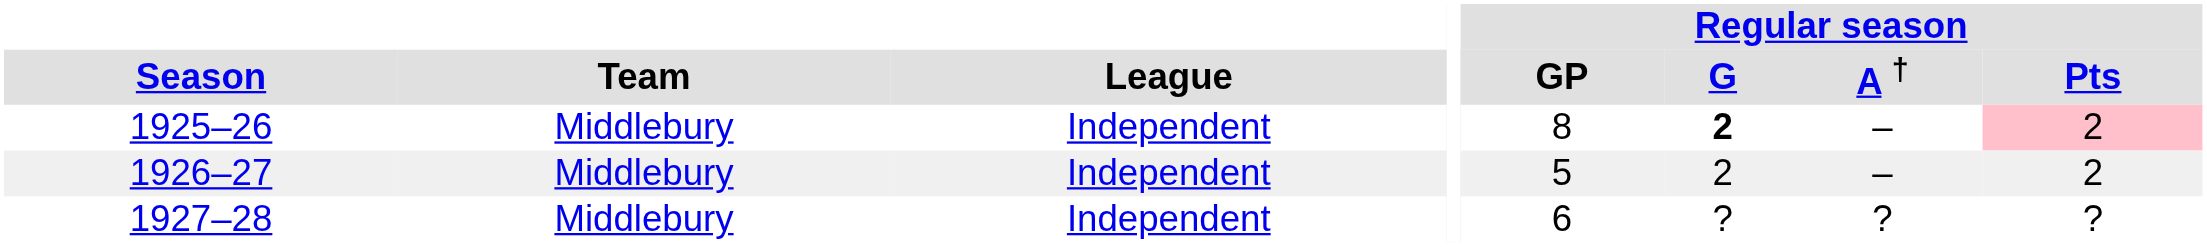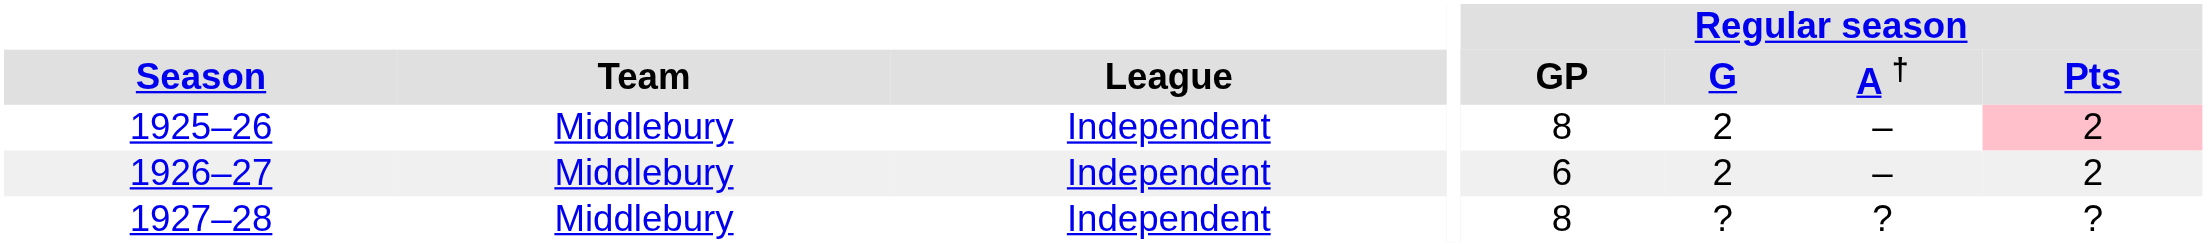(1723, 127) bold -> (1723, 127) normal
(1562, 173) 5 -> (1562, 173) 6
(1562, 219) 6 -> (1562, 219) 8
